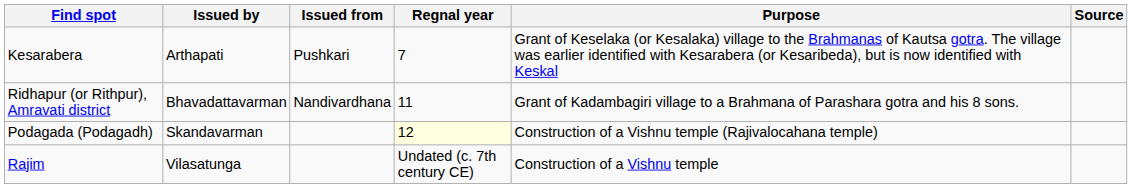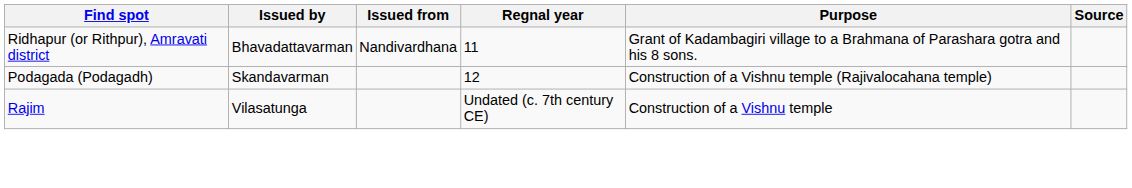- row: (45, 54)
(406, 133) lightyellow background -> (472, 77) no background
